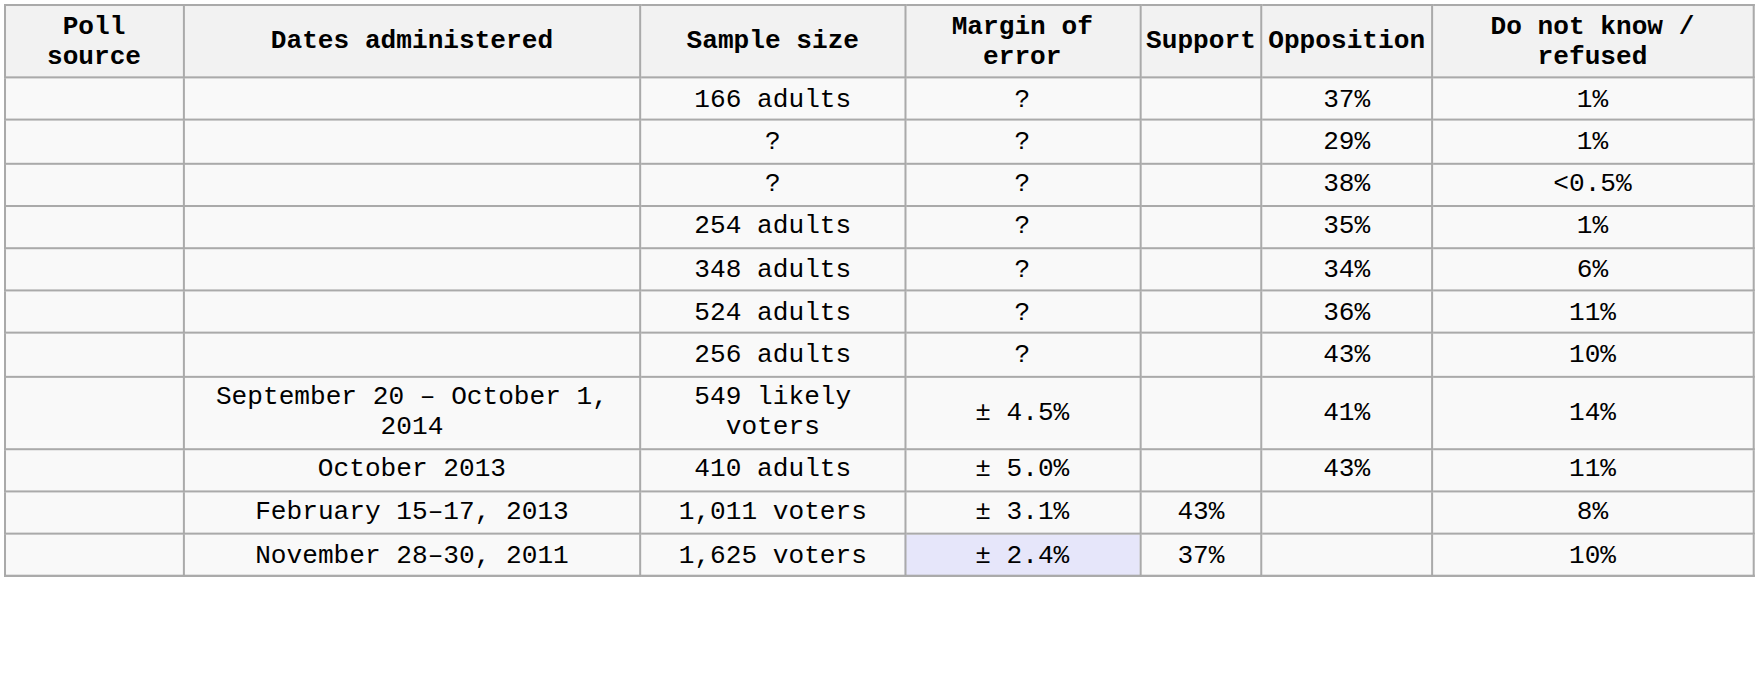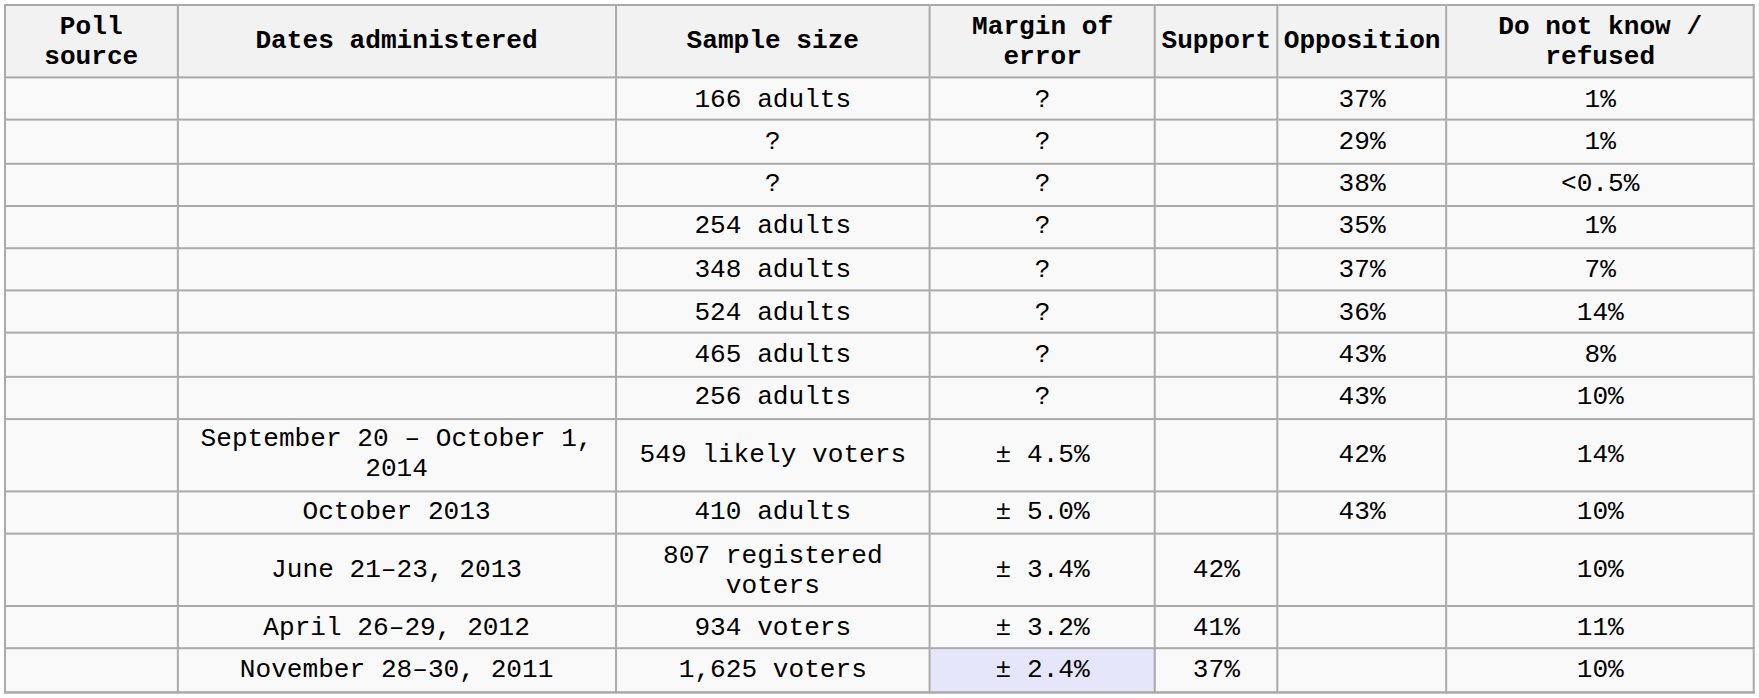(1347, 269) 34% -> (1362, 269) 37%
(1592, 269) 6% -> (1600, 269) 7%
(1592, 312) 11% -> (1600, 312) 14%
+ row: (397, 355)
(1347, 412) 41% -> (1362, 455) 42%
(1592, 470) 11% -> (1600, 512) 10%
+ row: (397, 570)
- row: (412, 512)
+ row: (397, 628)
